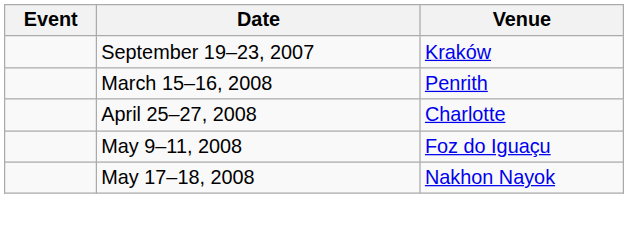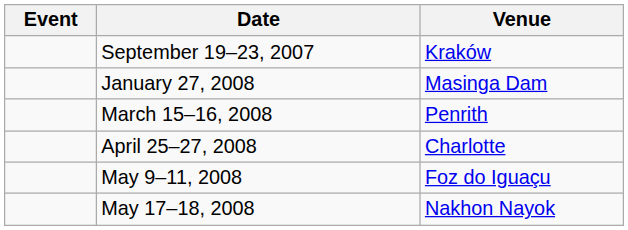+ row: (178, 83)
